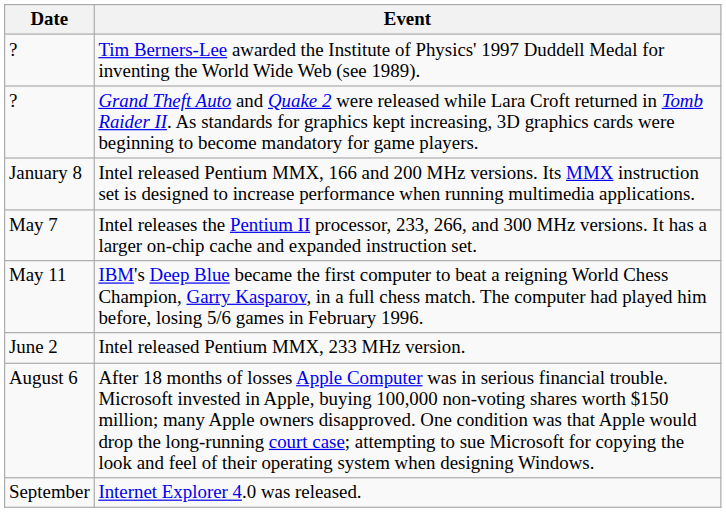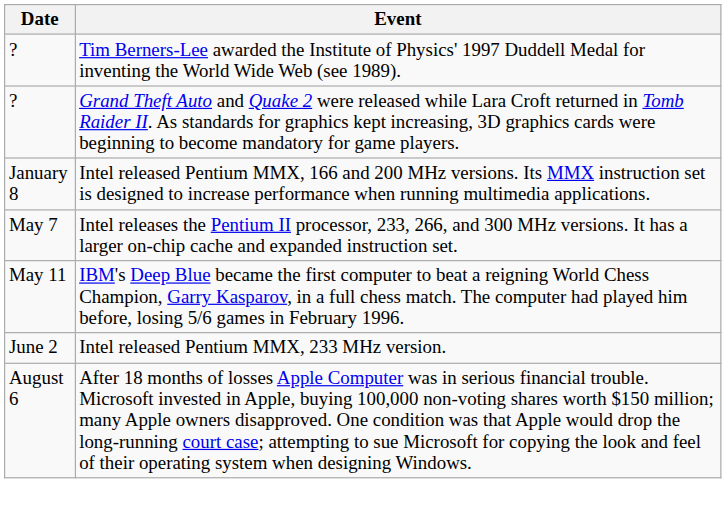- row: (230, 492)
